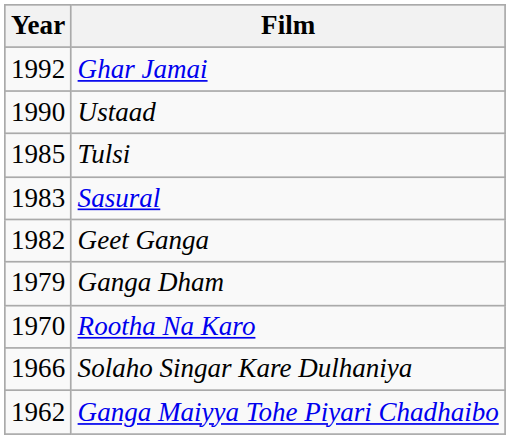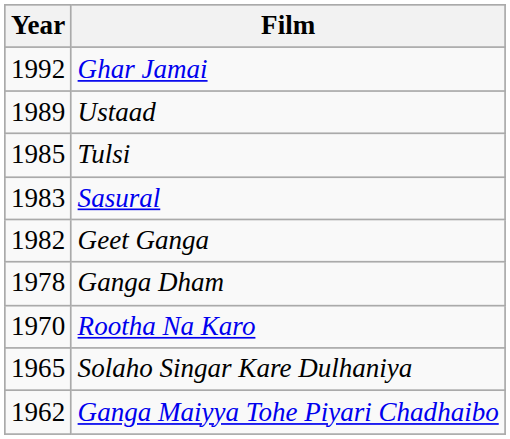(38, 111) 1990 -> (38, 111) 1989
(38, 283) 1979 -> (38, 283) 1978
(38, 369) 1966 -> (38, 369) 1965
